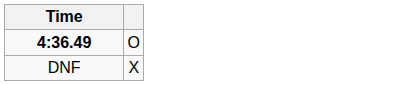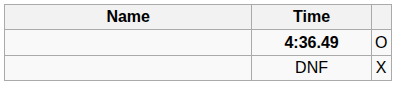+ column: (128, 17)
